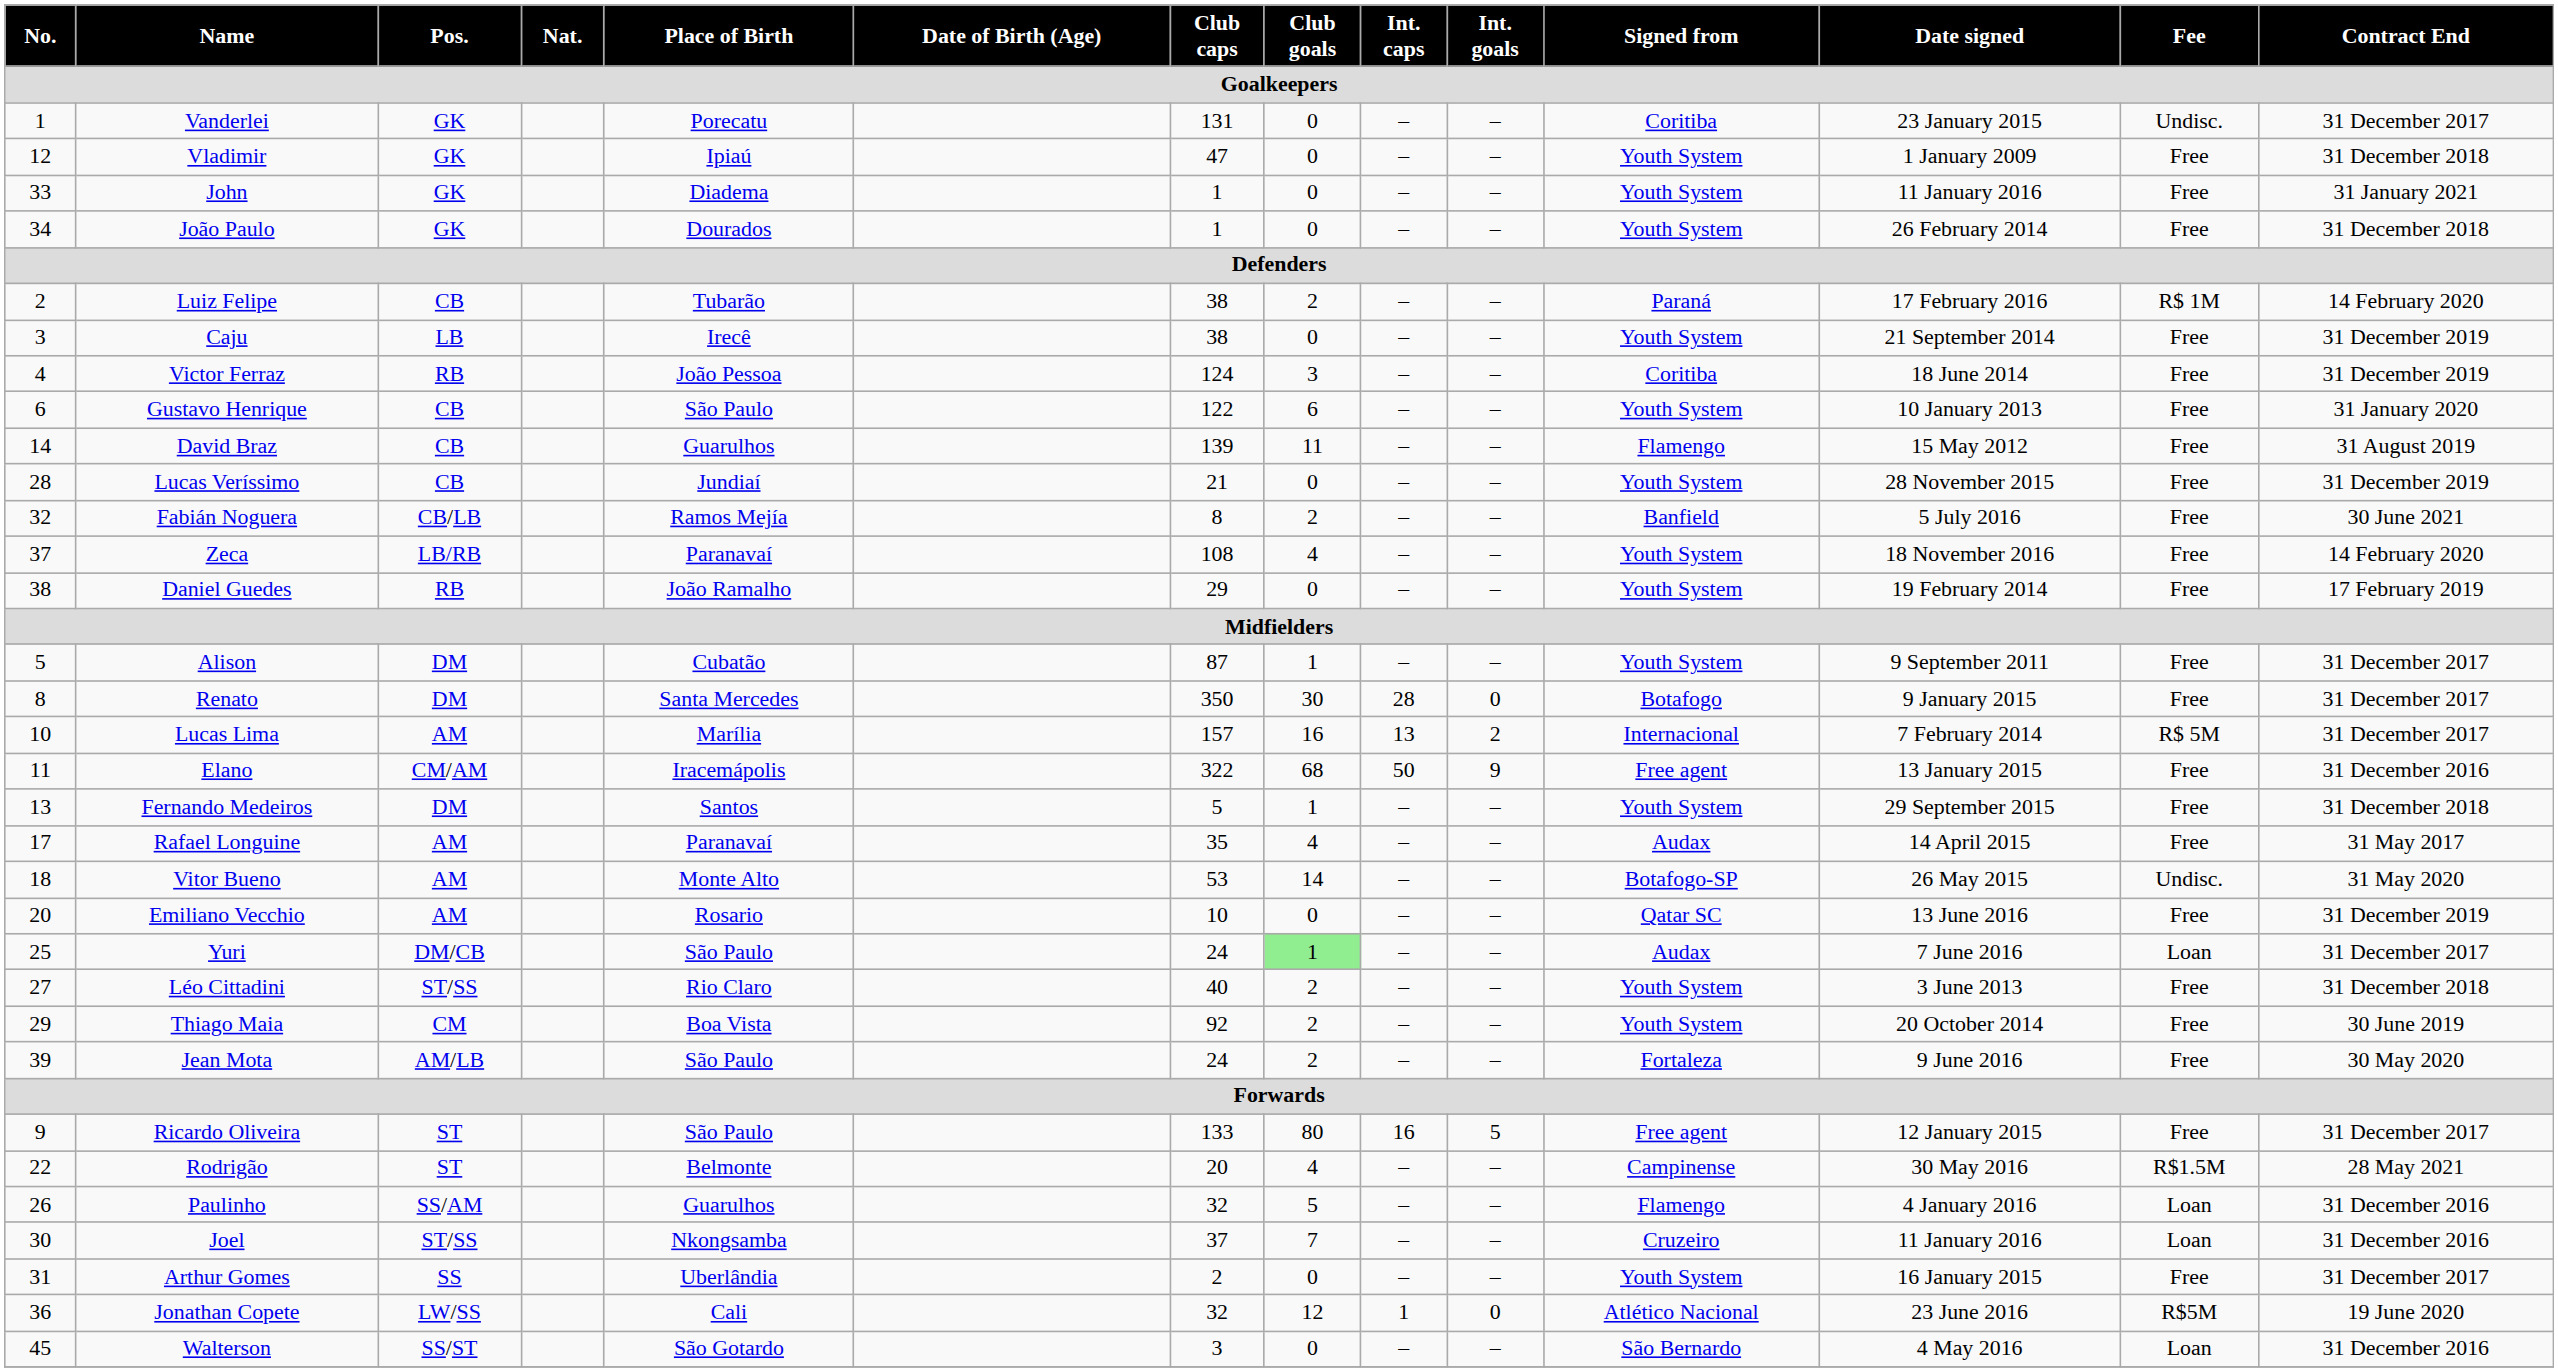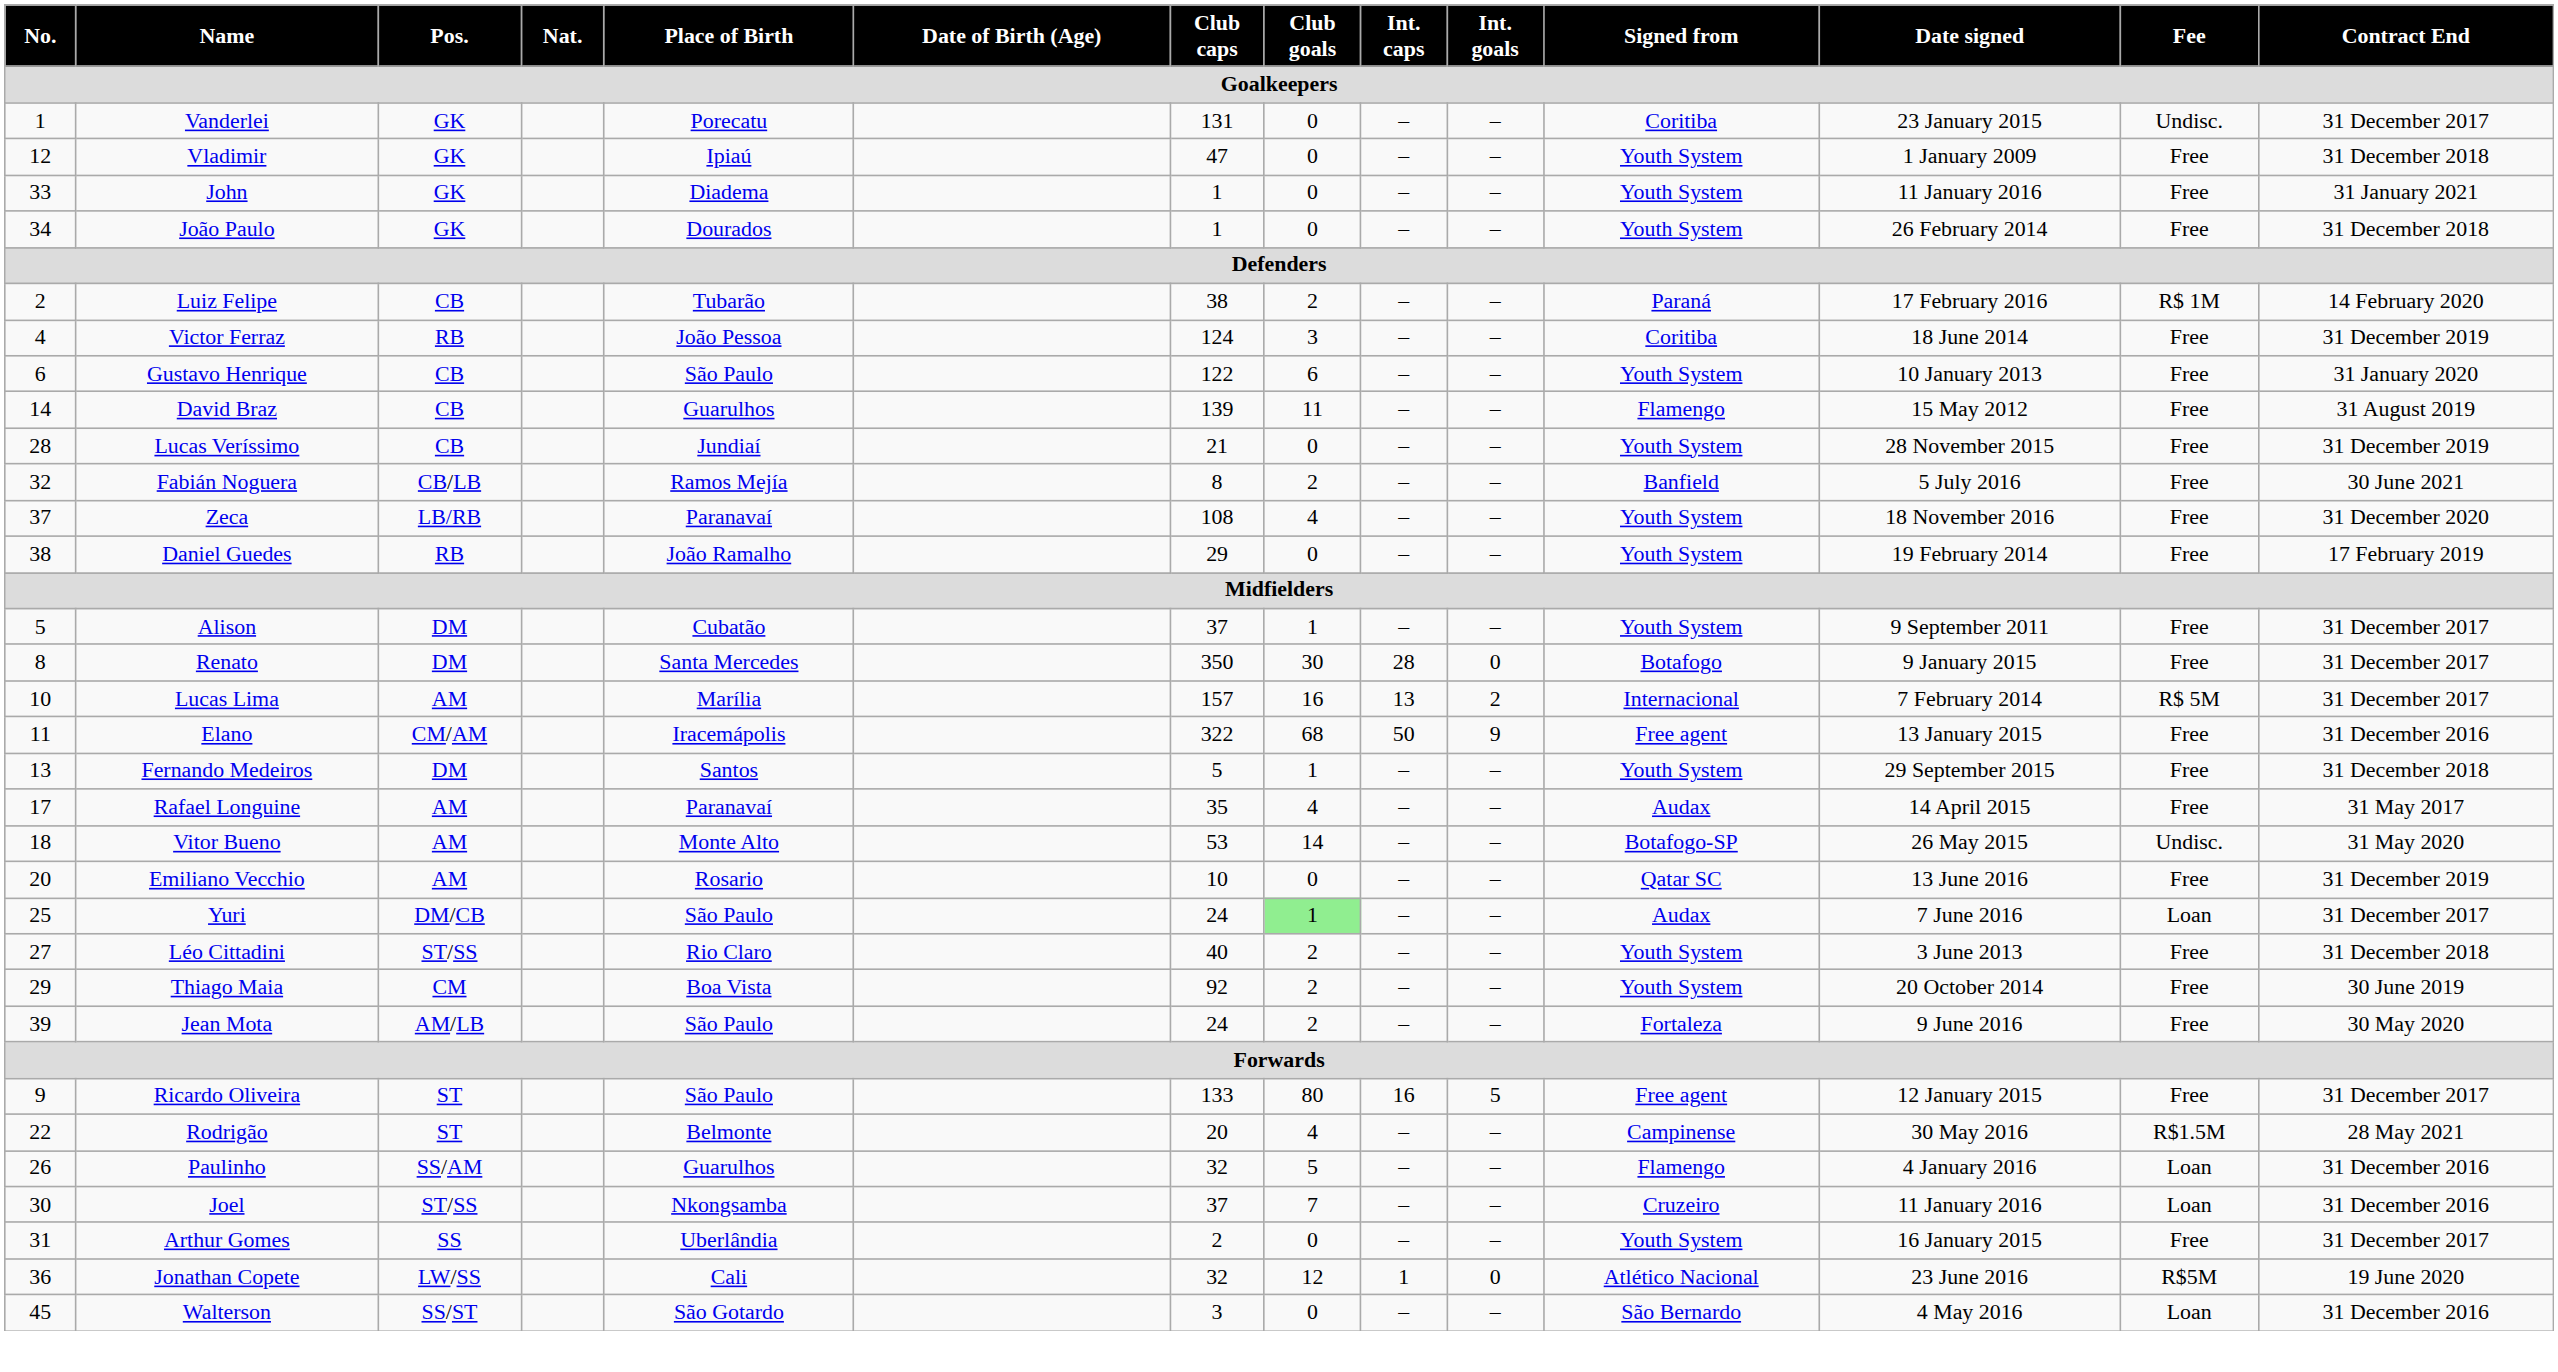- row: (227, 336)
(2406, 553) 14 February 2020 -> (2406, 517) 31 December 2020
(1217, 662) 87 -> (1217, 625) 37
